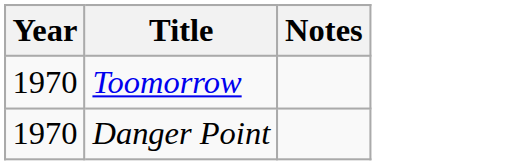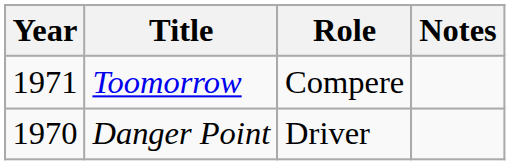+ column: (345, 30)
(45, 81) 1970 -> (45, 81) 1971
